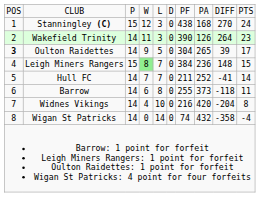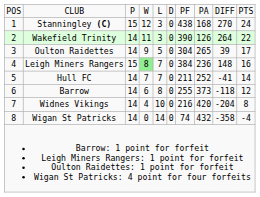(246, 38) 23 -> (246, 38) 22
(14, 51) bold -> (14, 51) normal
(246, 64) 15 -> (246, 64) 16
(246, 91) 11 -> (246, 91) 12
